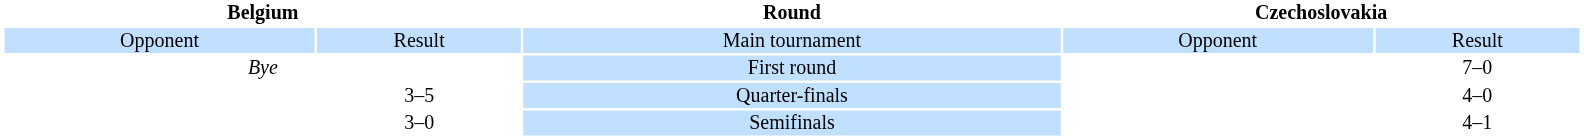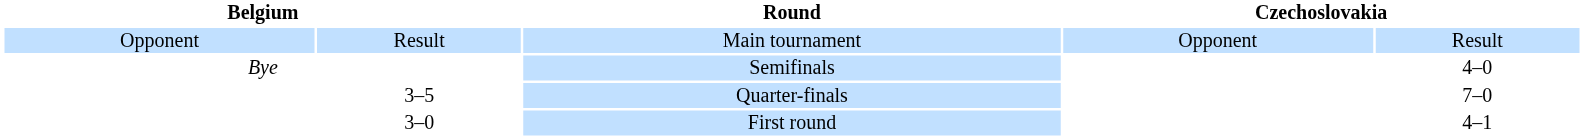(792, 67) First round -> (792, 67) Semifinals
(1477, 67) 7–0 -> (1477, 67) 4–0
(1477, 95) 4–0 -> (1477, 95) 7–0
(792, 122) Semifinals -> (792, 122) First round
